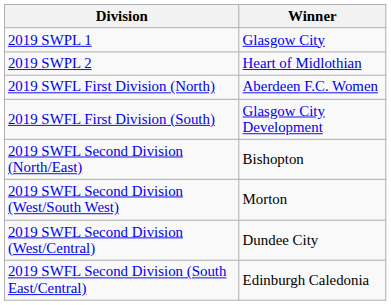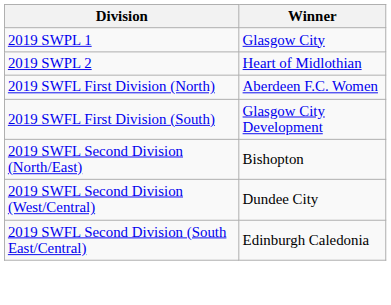- row: (95, 199)
